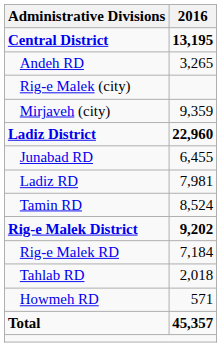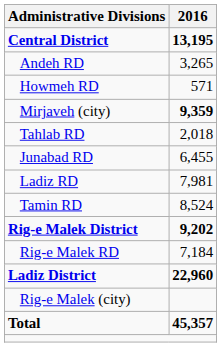rows swapped: (59, 299) <-> (75, 87)
(196, 110) normal -> (196, 110) bold
rows swapped: (52, 134) <-> (52, 275)
